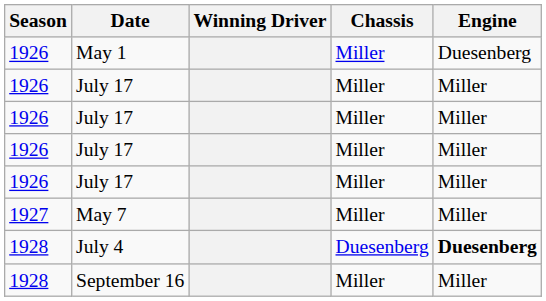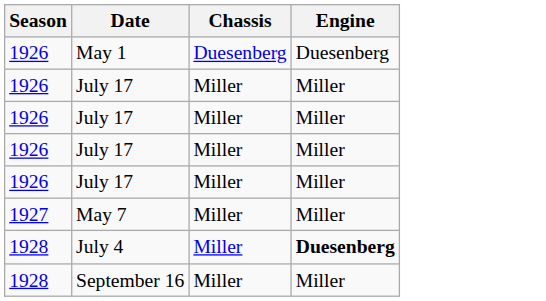- column: (260, 20)
(360, 53) Miller -> (240, 53) Duesenberg
(382, 247) Duesenberg -> (218, 247) Miller
